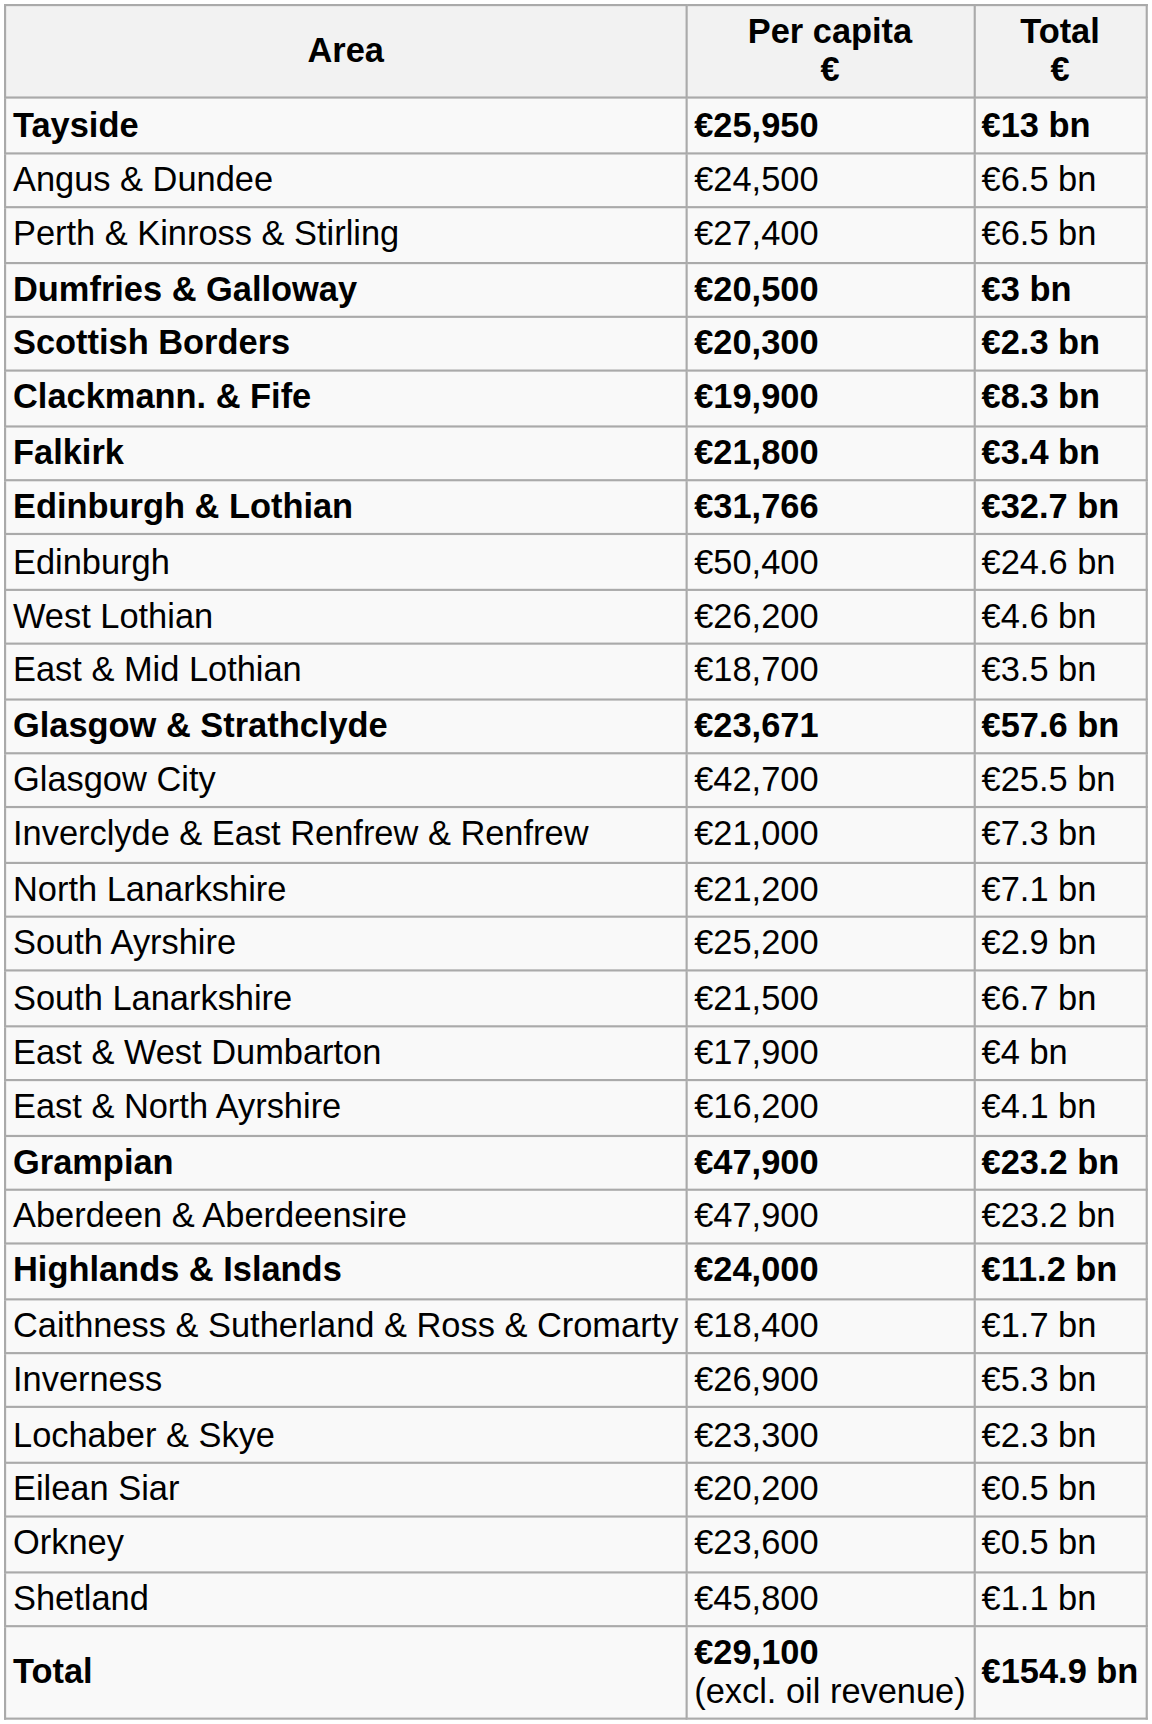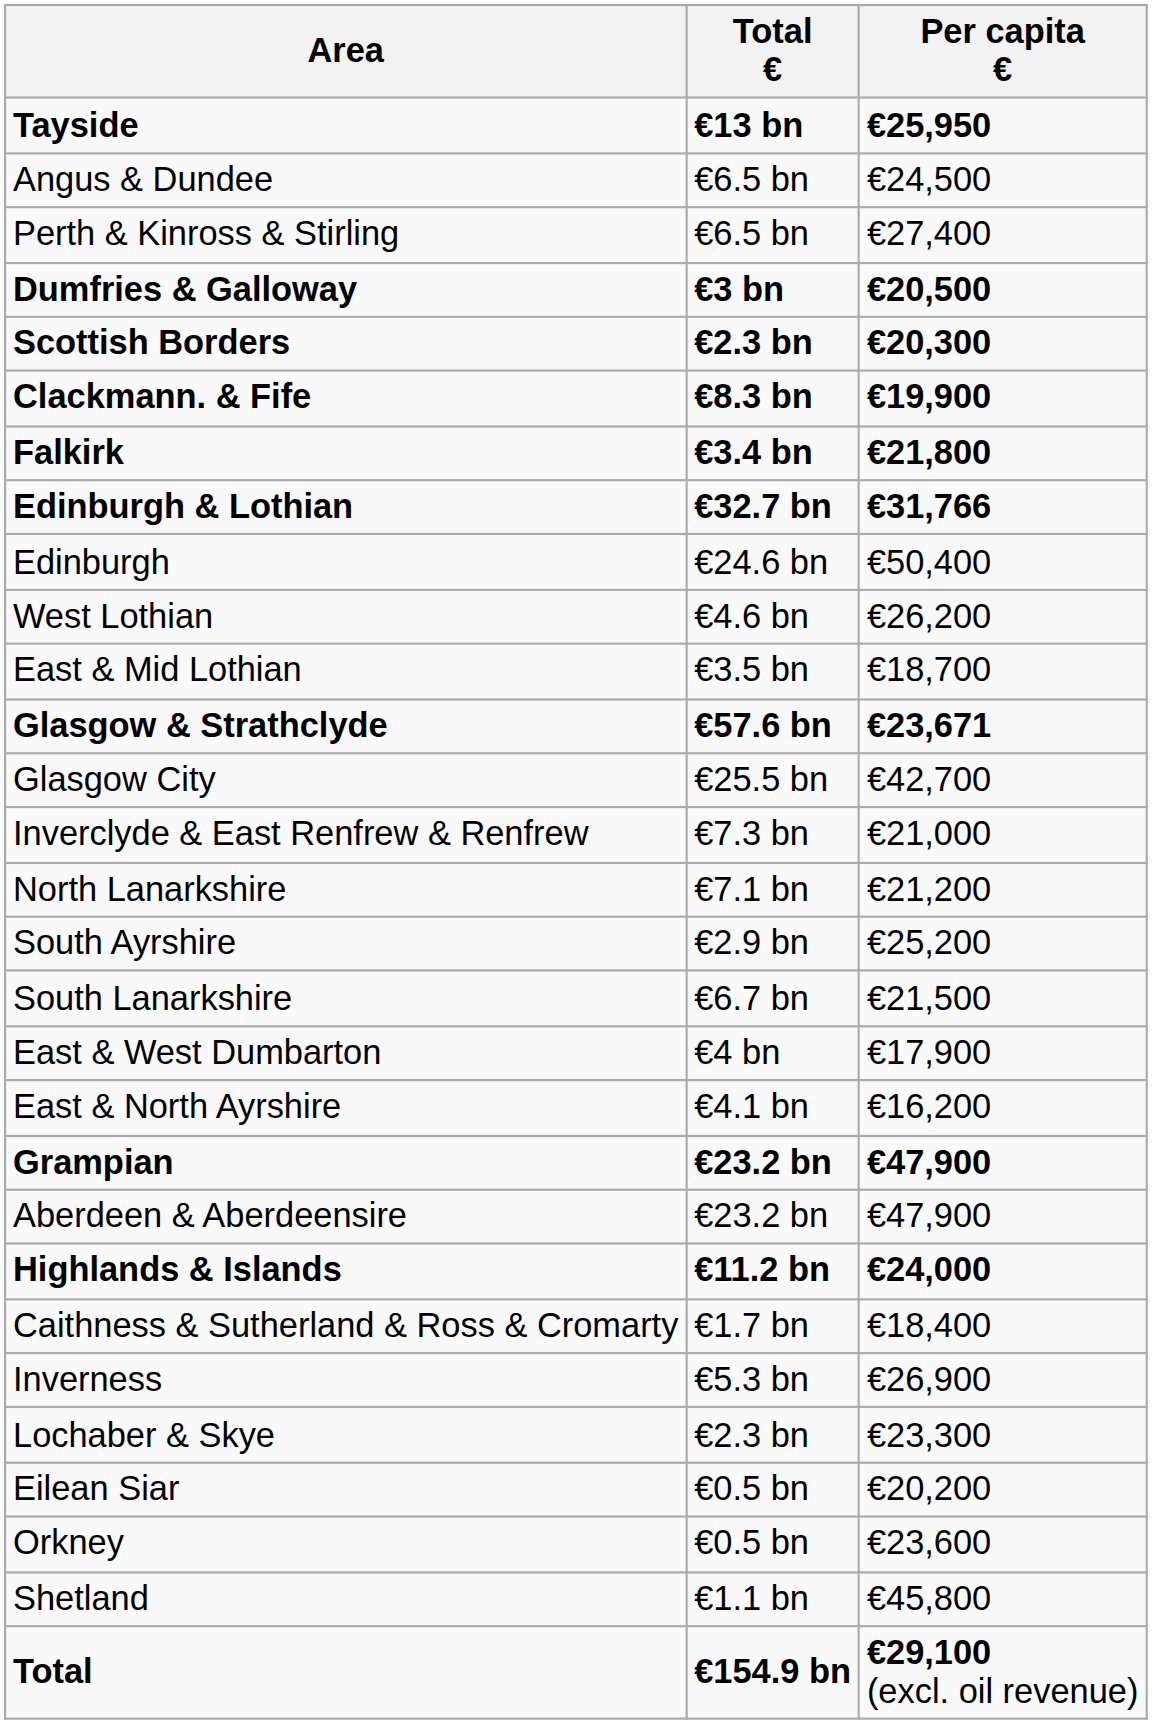columns swapped: (1060, 51) <-> (830, 51)
